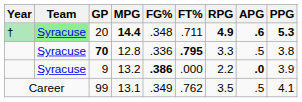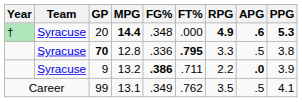(62, 32) lightgreen background -> (62, 32) no background
(192, 32) .711 -> (191, 32) .000
(191, 69) .000 -> (192, 69) .711
